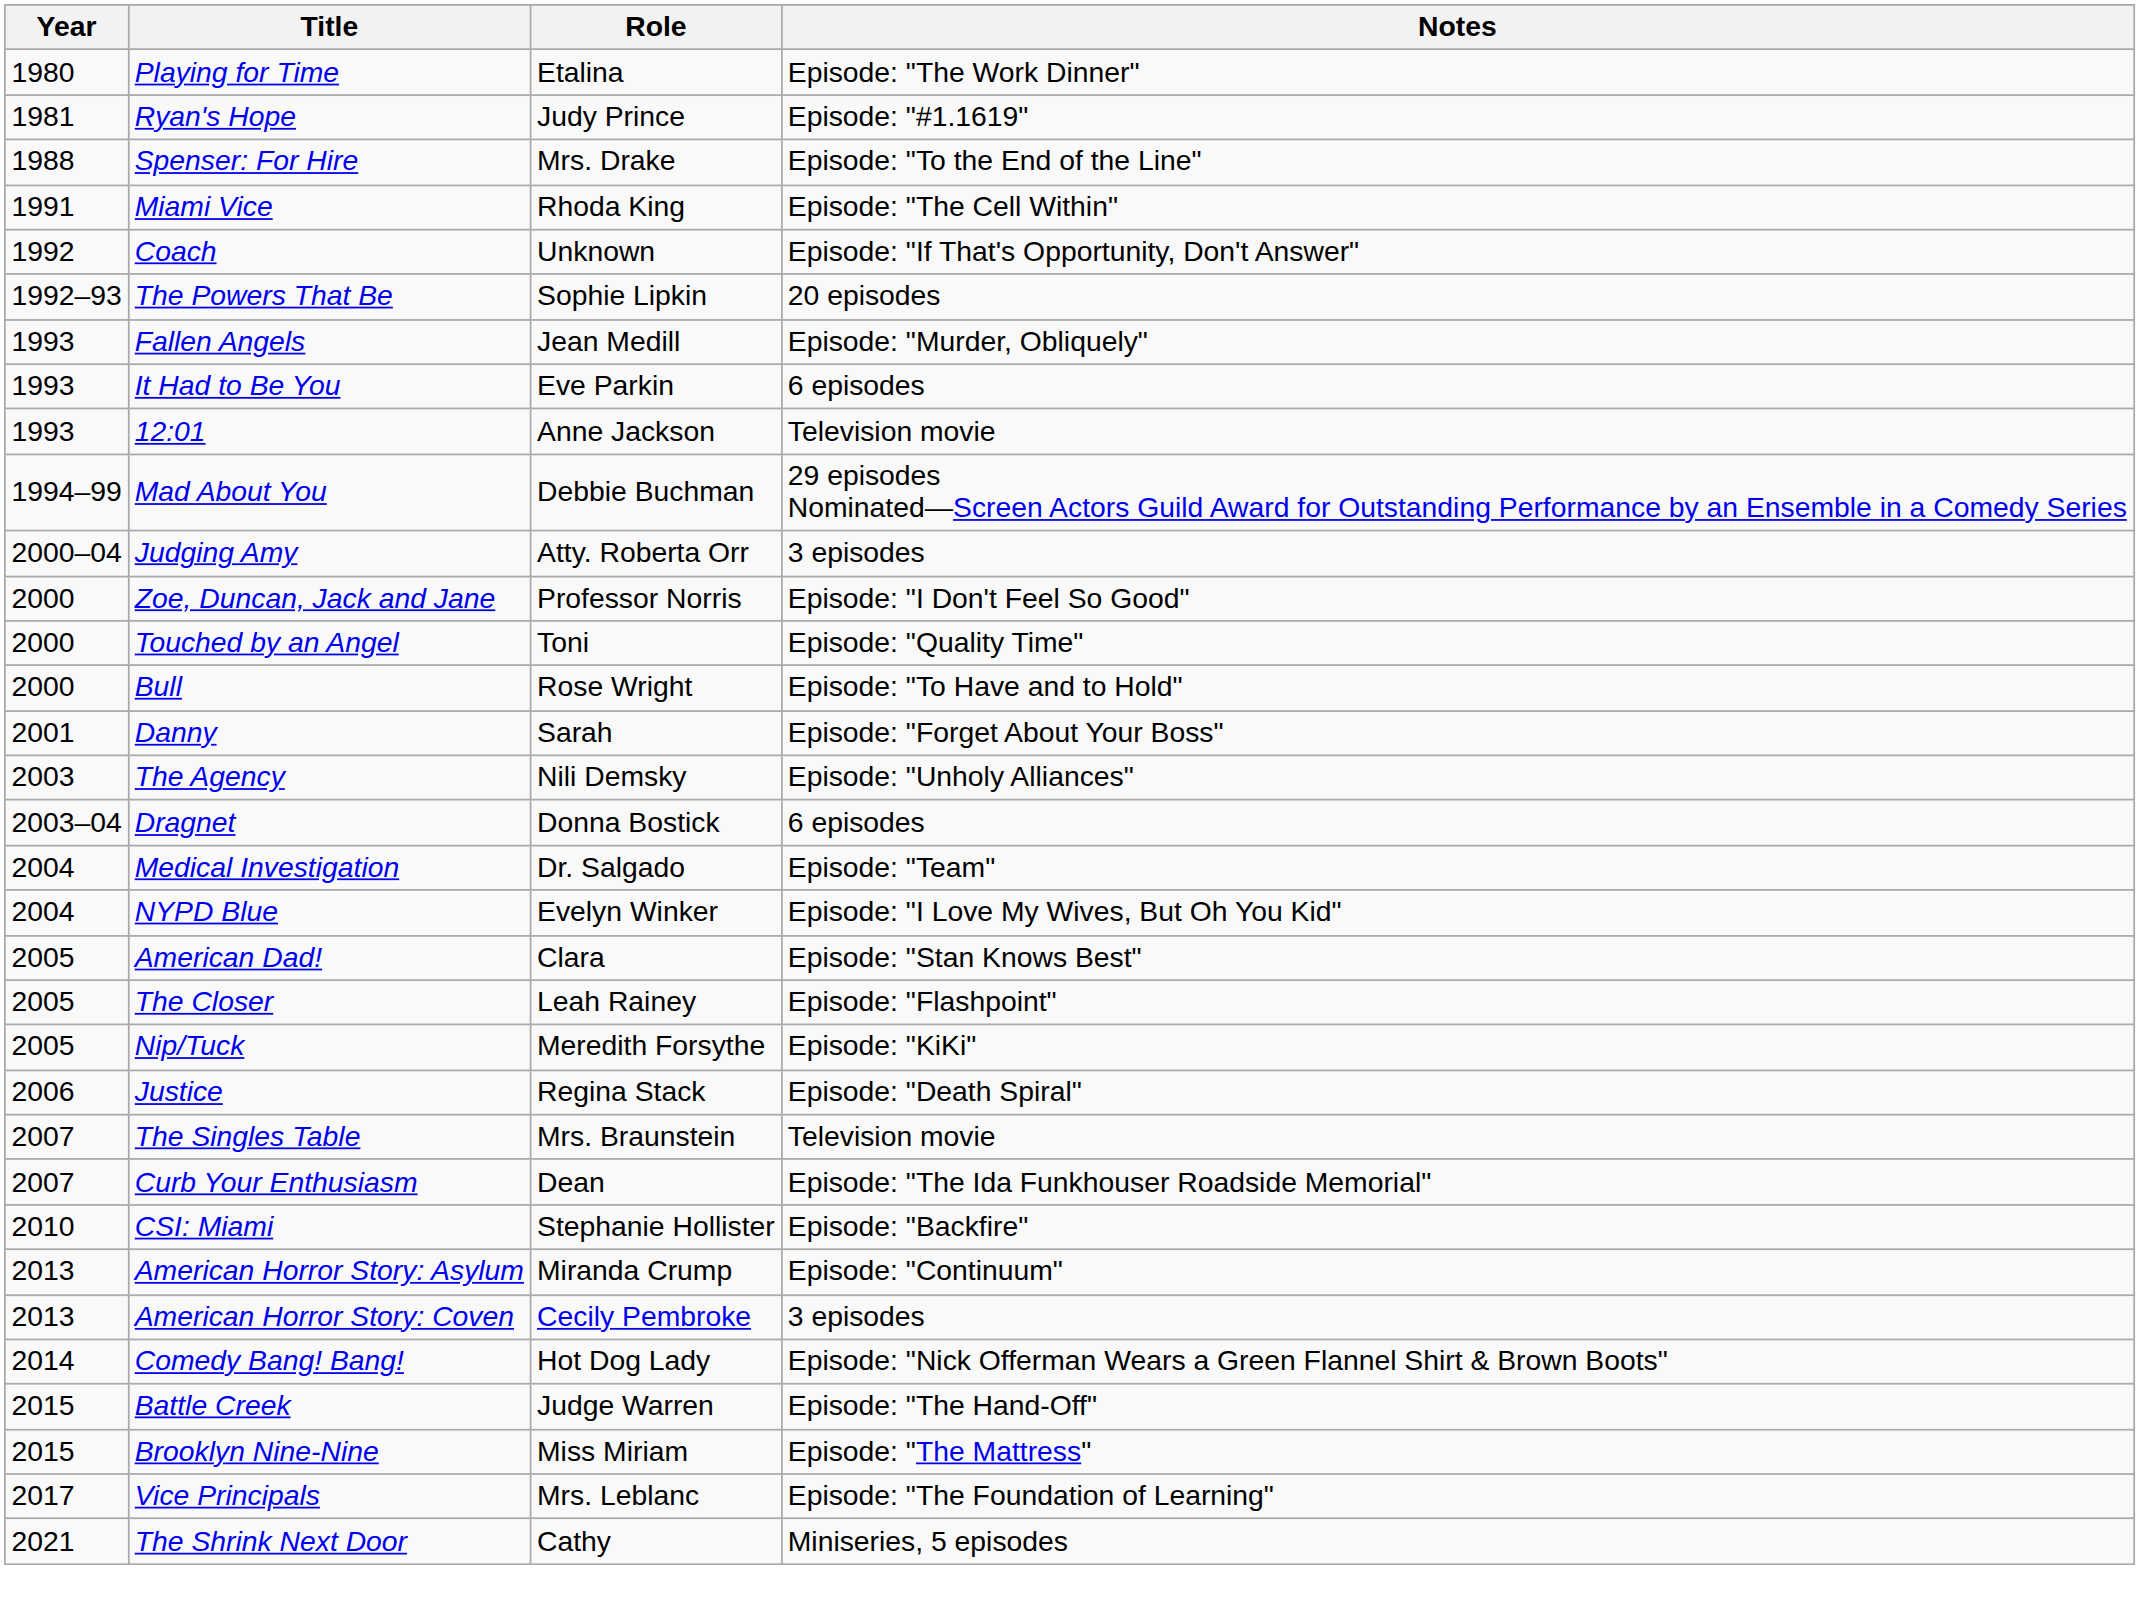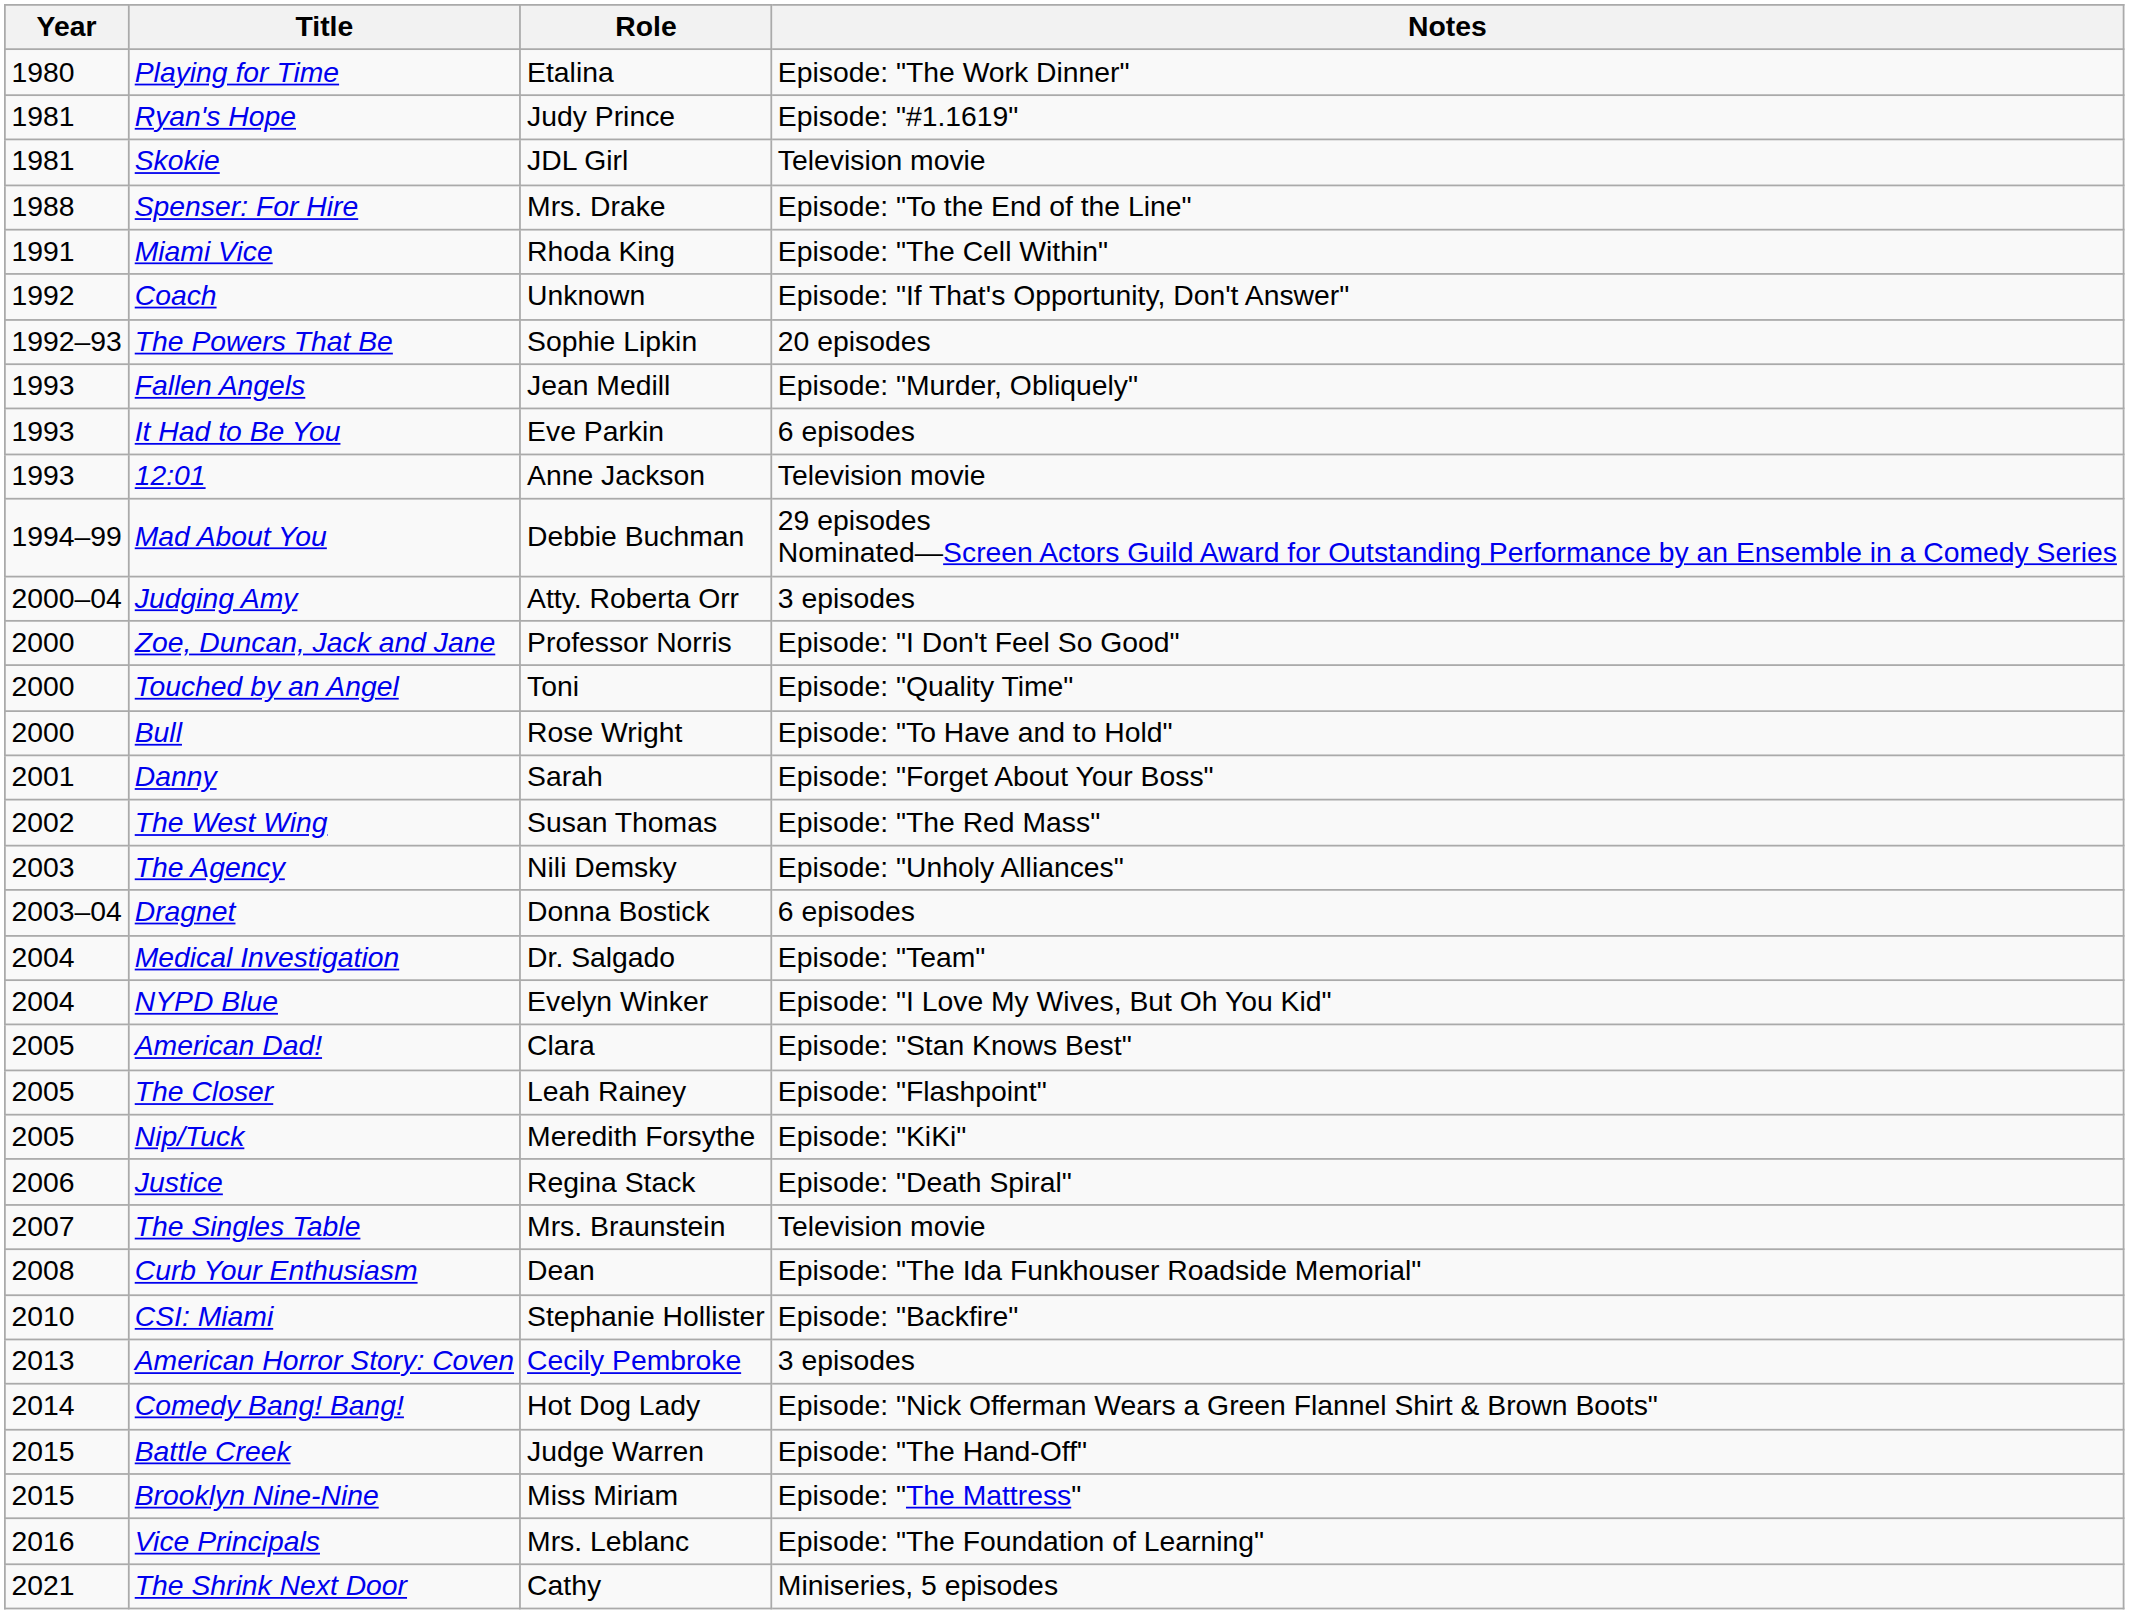+ row: (177, 161)
+ row: (231, 822)
(43, 1181) 2007 -> (43, 1271) 2008
- row: (329, 1271)
(43, 1496) 2017 -> (43, 1540) 2016
